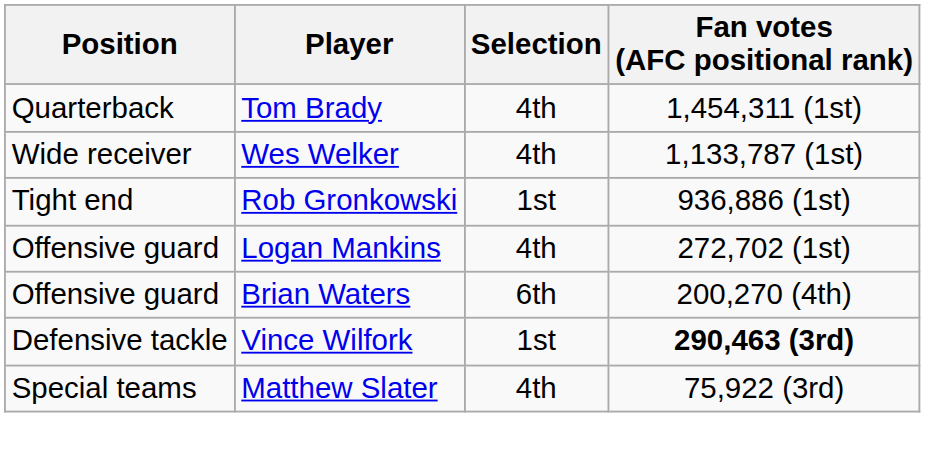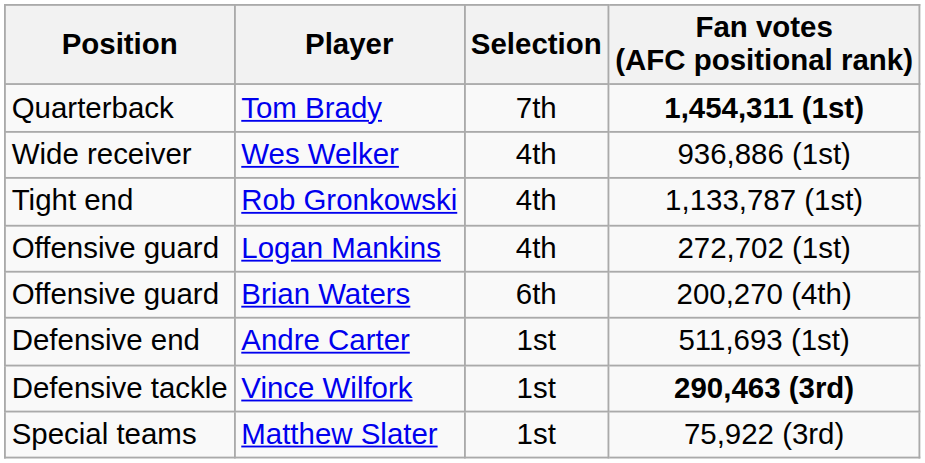(536, 107) 4th -> (536, 107) 7th
(764, 107) normal -> (764, 107) bold
(764, 154) 1,133,787 (1st) -> (764, 154) 936,886 (1st)
(536, 201) 1st -> (536, 201) 4th
(764, 201) 936,886 (1st) -> (764, 201) 1,133,787 (1st)
+ row: (326, 341)
(536, 387) 4th -> (536, 434) 1st
